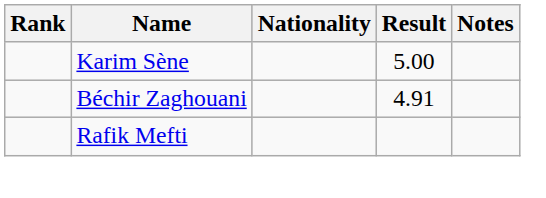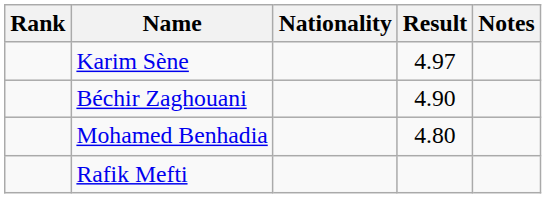(414, 60) 5.00 -> (435, 60) 4.97
(414, 98) 4.91 -> (435, 98) 4.90
+ row: (172, 135)
